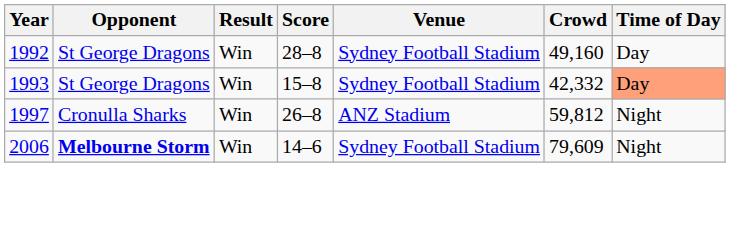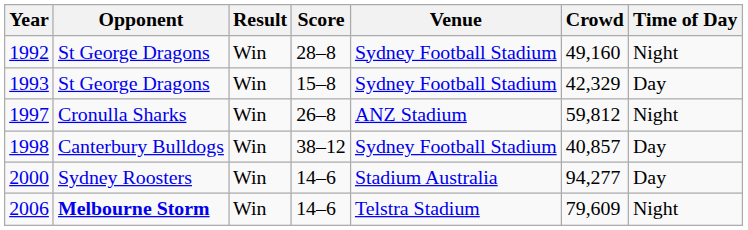(633, 51) Day -> (656, 51) Night
(576, 83) 42,332 -> (593, 83) 42,329
(633, 83) lightsalmon background -> (650, 83) no background
+ row: (29, 146)
+ row: (29, 177)
(439, 146) Sydney Football Stadium -> (417, 209) Telstra Stadium
